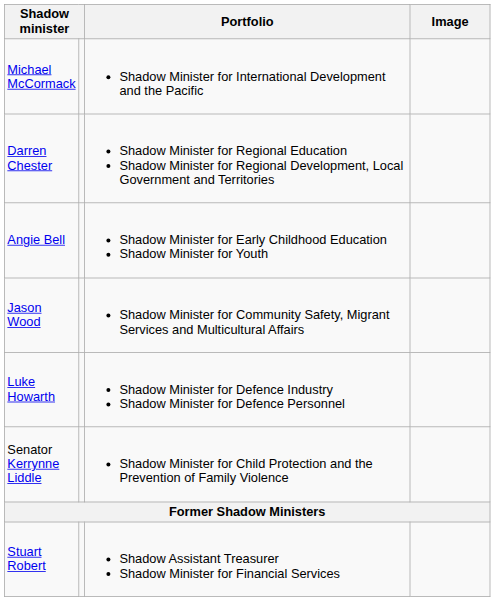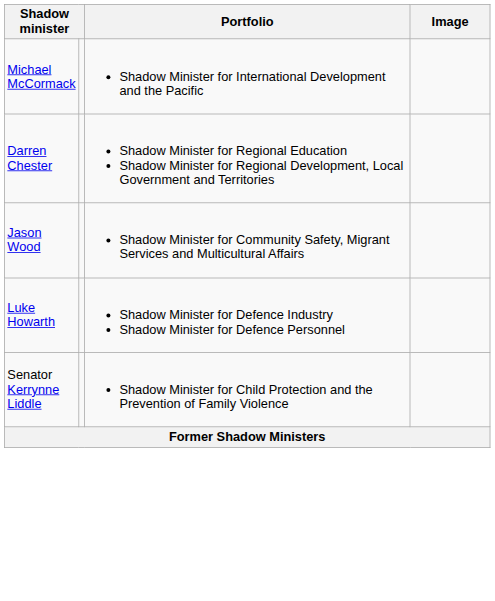- row: (36, 240)
- row: (27, 559)
